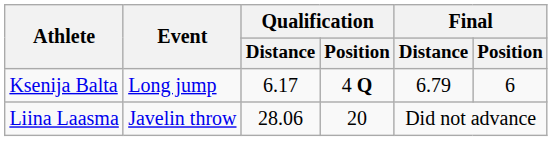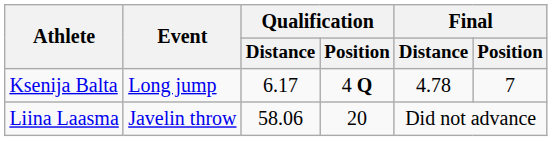(433, 85) 6.79 -> (433, 85) 4.78
(510, 85) 6 -> (510, 85) 7
(281, 118) 28.06 -> (281, 118) 58.06
